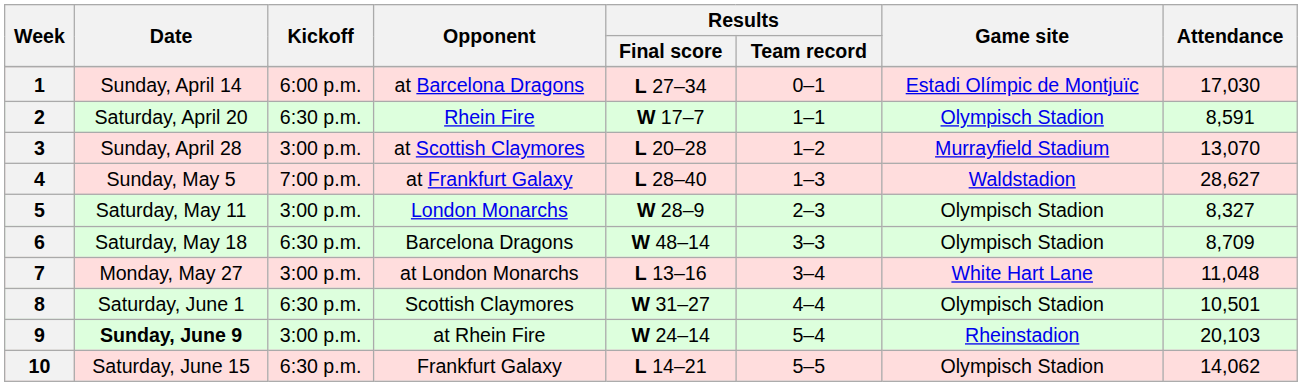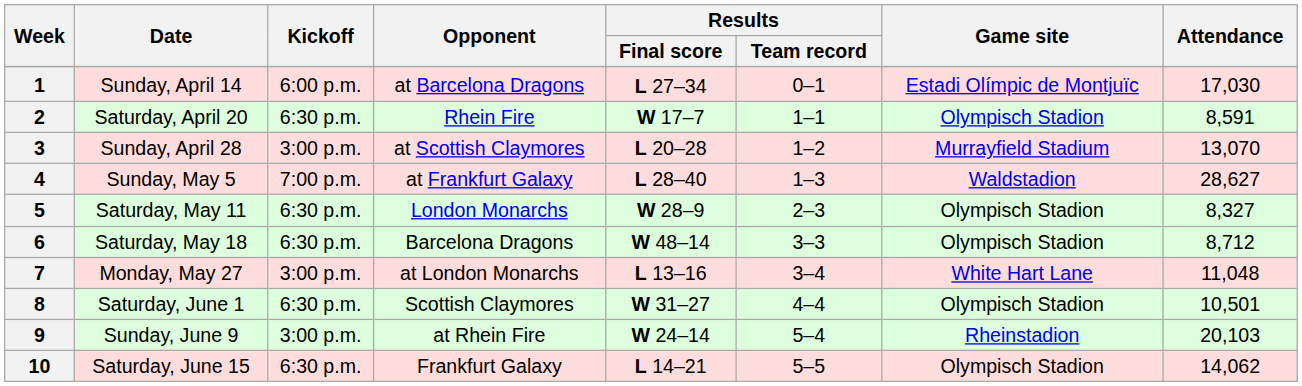(321, 211) 3:00 p.m. -> (321, 211) 6:30 p.m.
(1230, 242) 8,709 -> (1230, 242) 8,712
(171, 335) bold -> (171, 335) normal
